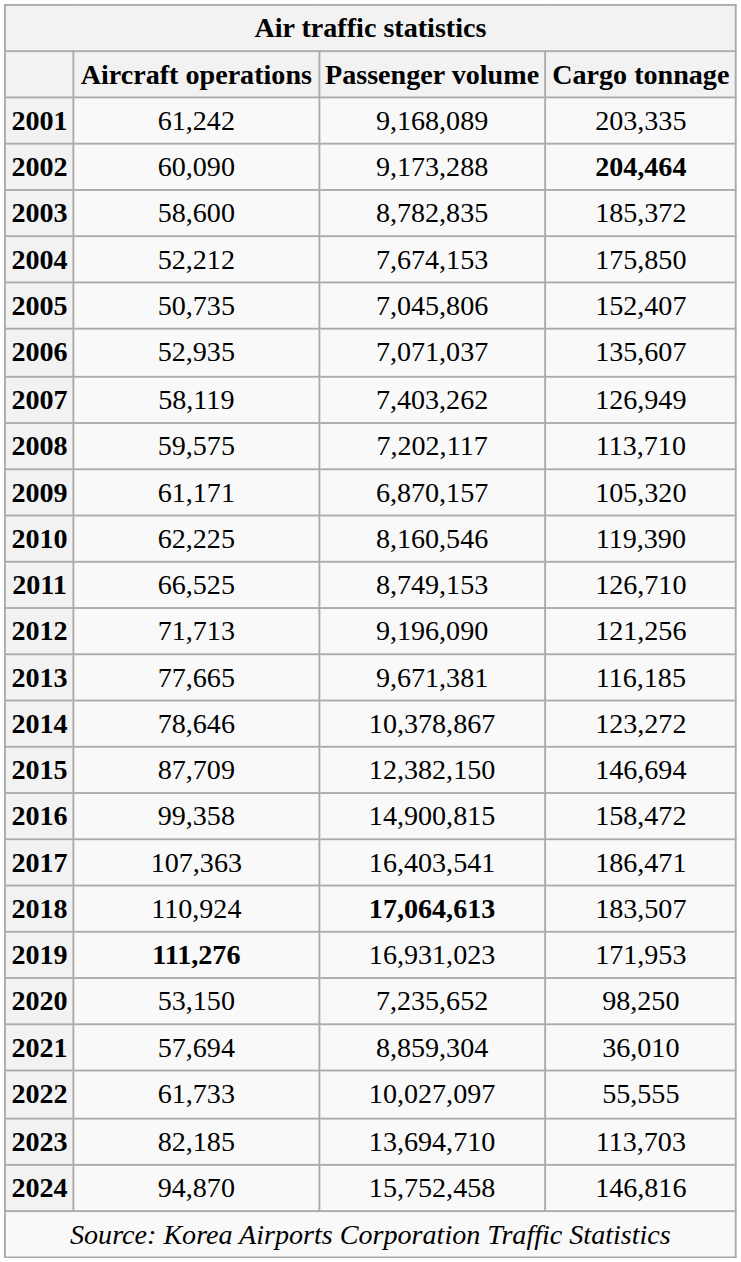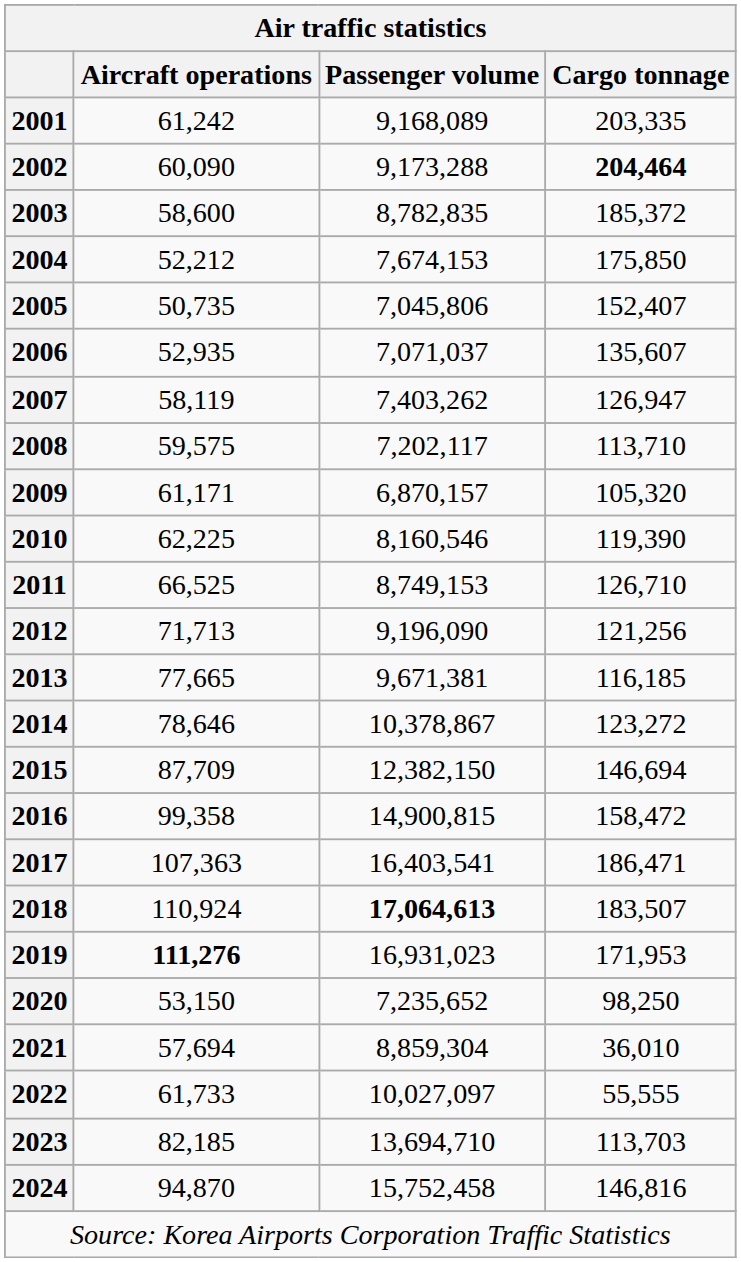(641, 398) 126,949 -> (641, 398) 126,947
